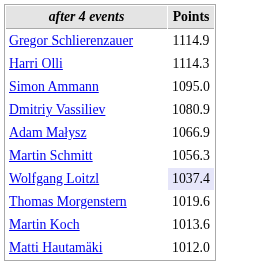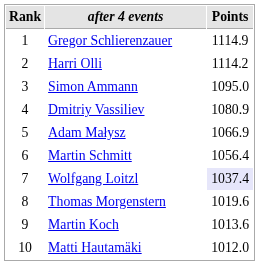+ column: (25, 16)
(191, 64) 1114.3 -> (230, 64) 1114.2
(191, 156) 1056.3 -> (230, 156) 1056.4
